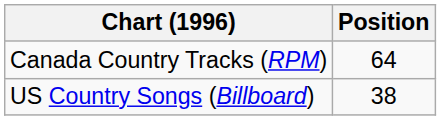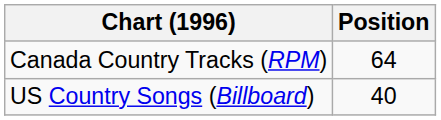(384, 96) 38 -> (384, 96) 40
